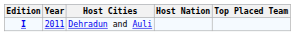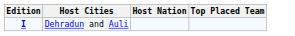- column: (55, 11)
